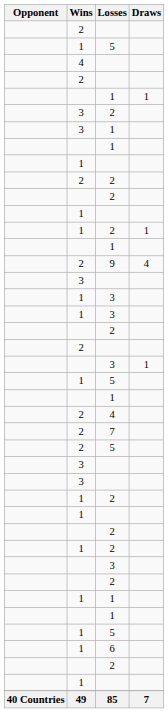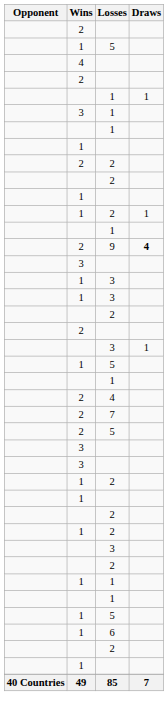- row: (81, 113)
(146, 264) normal -> (146, 247) bold
